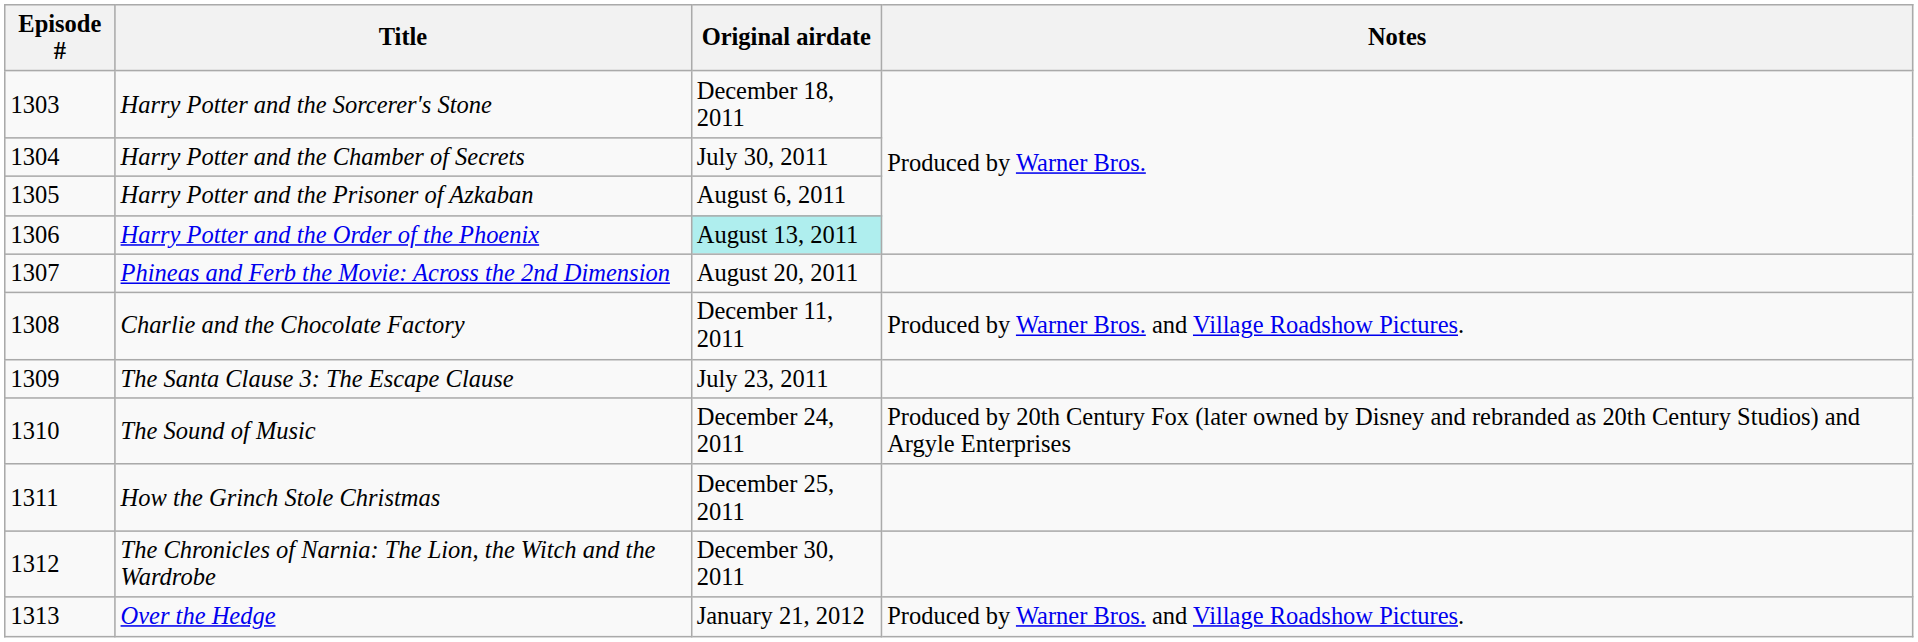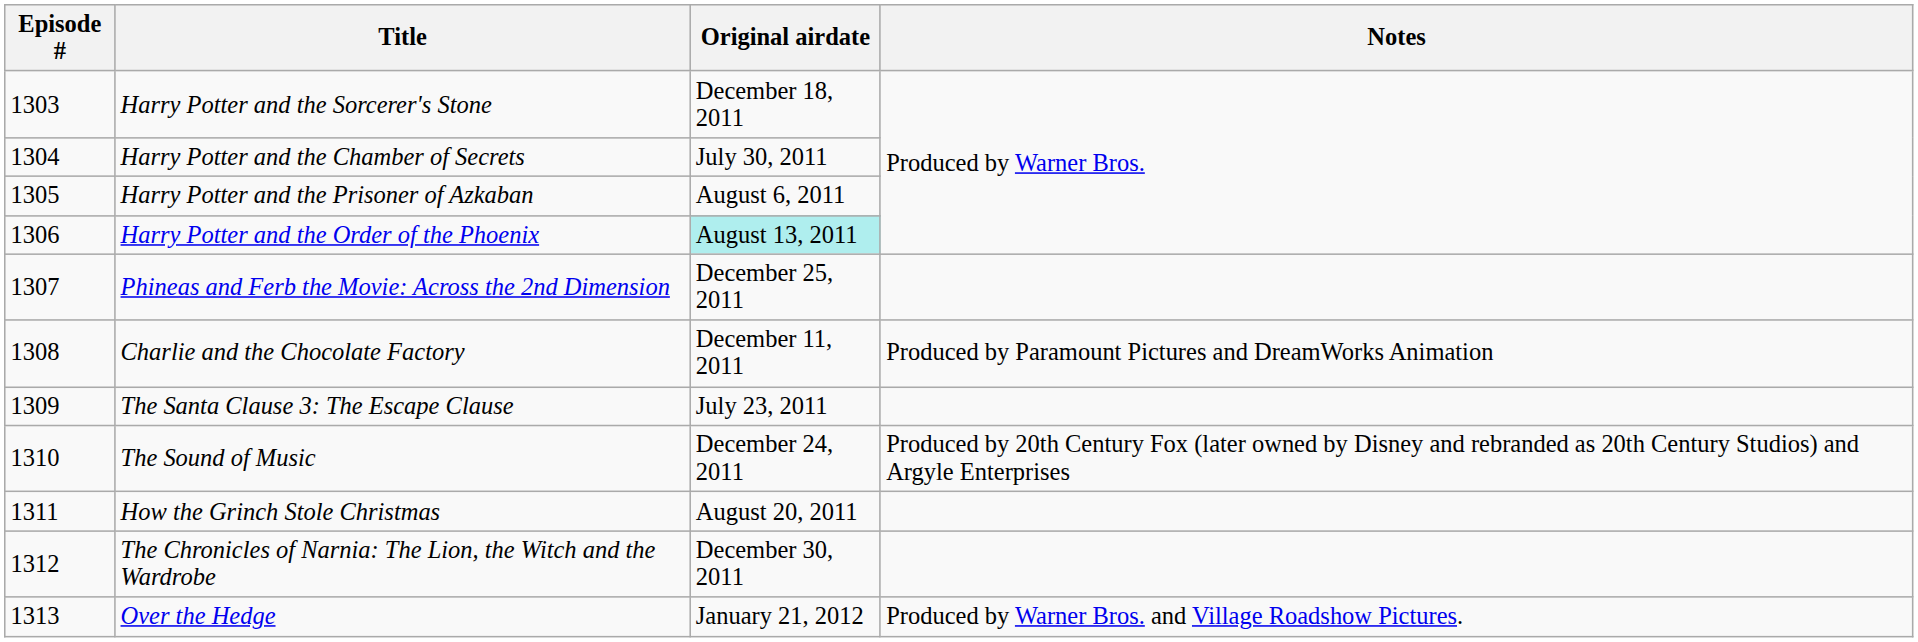(778, 273) August 20, 2011 -> (764, 286) December 25, 2011
(1176, 325) Produced by Warner Bros. and Village Roadshow Pictures. -> (1190, 353) Produced by Paramount Pictures and DreamWorks Animation
(765, 497) December 25, 2011 -> (777, 511) August 20, 2011
